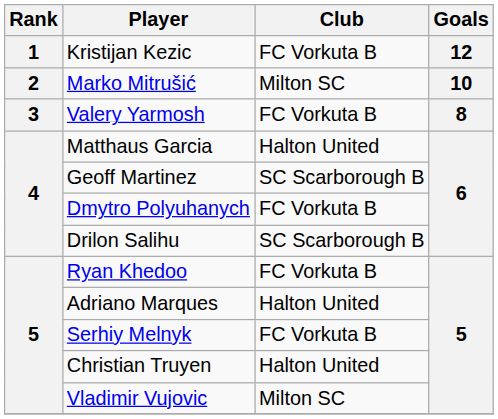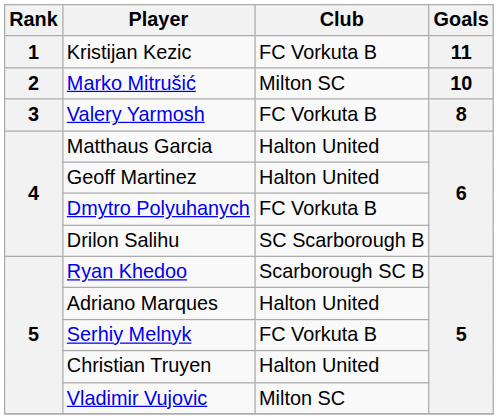(461, 51) 12 -> (461, 51) 11
(342, 177) SC Scarborough B -> (319, 177) Halton United
(318, 271) FC Vorkuta B -> (342, 271) Scarborough SC B
